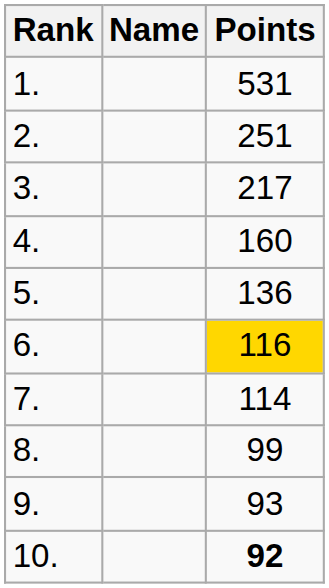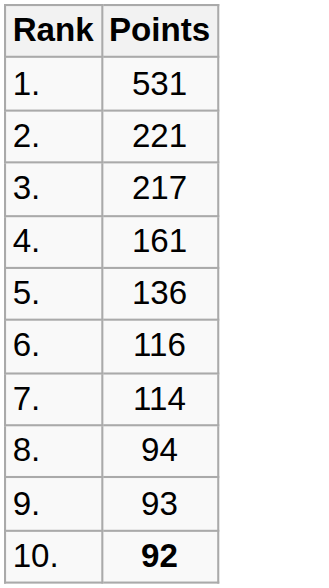- column: (154, 30)
(265, 135) 251 -> (160, 135) 221
(265, 240) 160 -> (160, 240) 161
(265, 345) gold background -> (160, 345) no background
(265, 450) 99 -> (160, 450) 94
